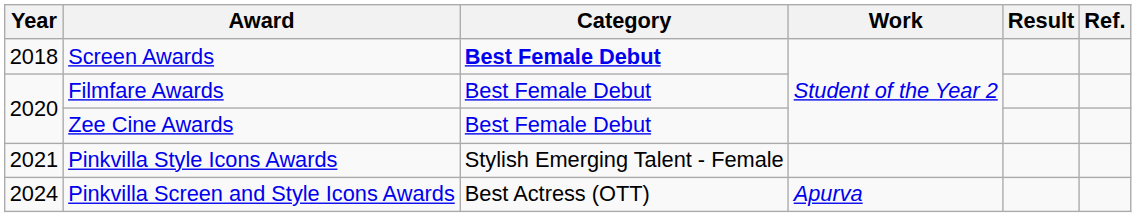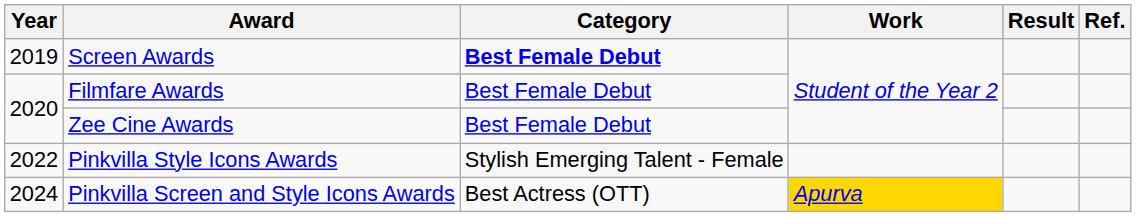(34, 56) 2018 -> (34, 56) 2019
(34, 159) 2021 -> (34, 159) 2022
(828, 194) no background -> (828, 194) gold background
